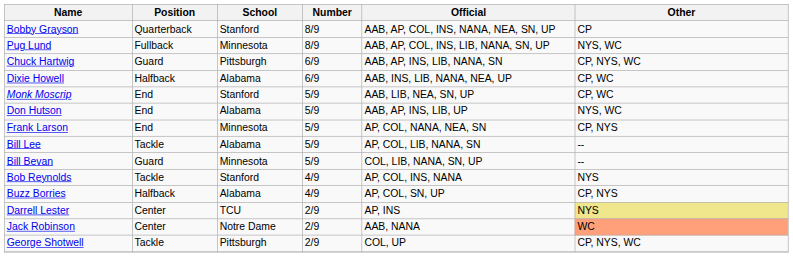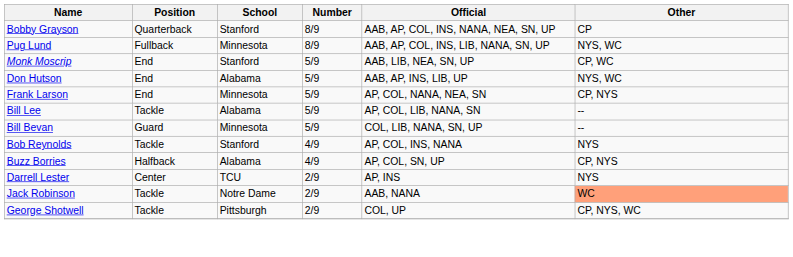- row: (41, 62)
- row: (35, 78)
(588, 210) khaki background -> (588, 177) no background
(150, 227) Center -> (149, 194) Tackle
